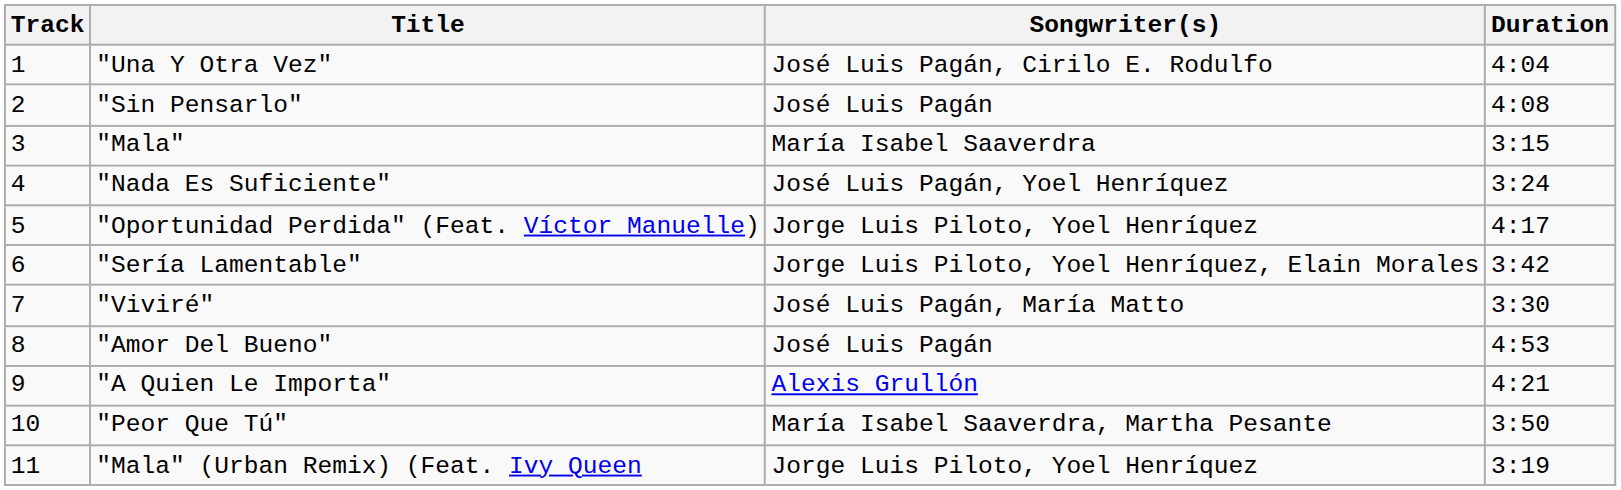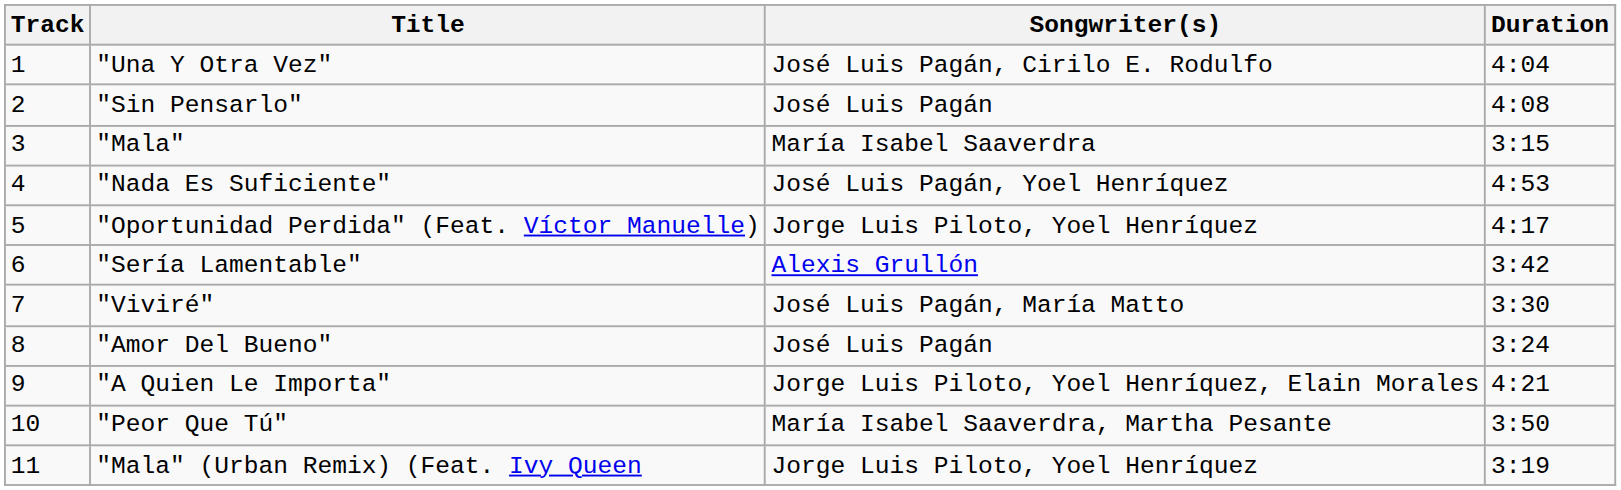(1520, 185) 3:24 -> (1520, 185) 4:53
(1125, 265) Jorge Luis Piloto, Yoel Henríquez, Elain Morales -> (875, 265) Alexis Grullón
(1520, 345) 4:53 -> (1520, 345) 3:24
(875, 385) Alexis Grullón -> (1125, 385) Jorge Luis Piloto, Yoel Henríquez, Elain Morales
